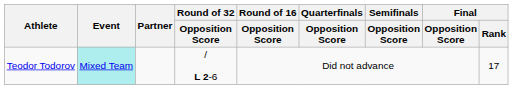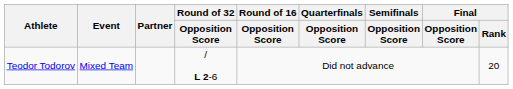(106, 66) paleturquoise background -> (106, 66) no background
(494, 66) 17 -> (494, 66) 20
